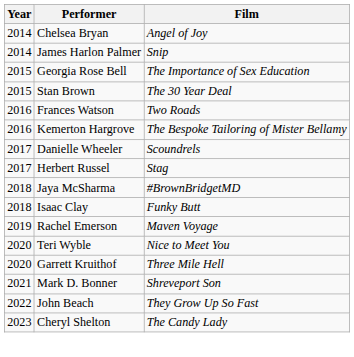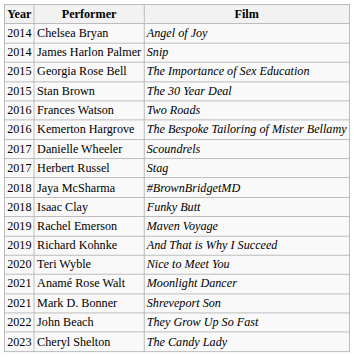+ row: (77, 245)
- row: (77, 264)
+ row: (81, 284)
